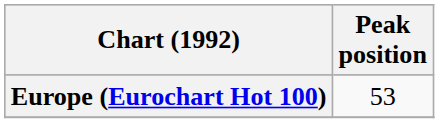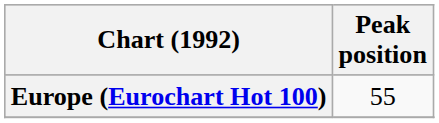(383, 95) 53 -> (383, 95) 55
